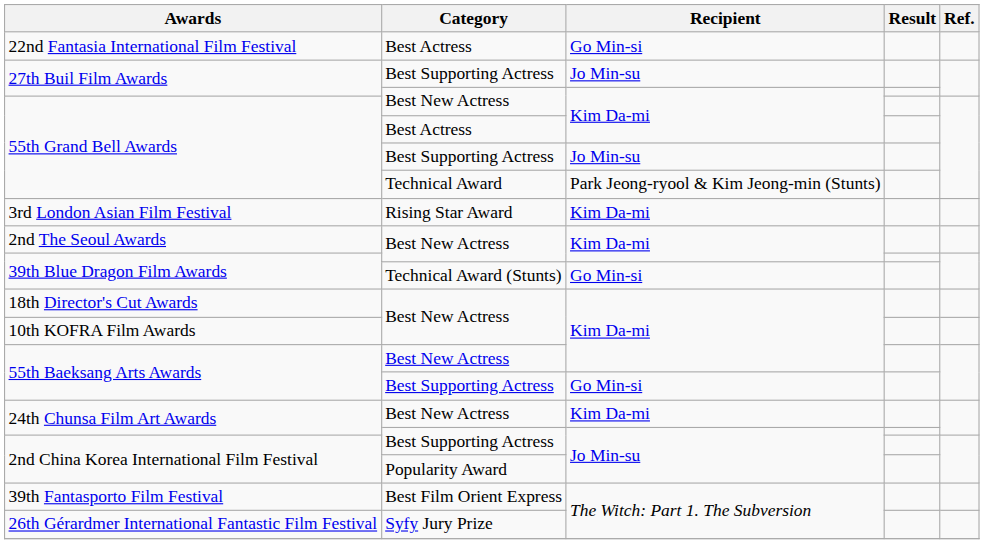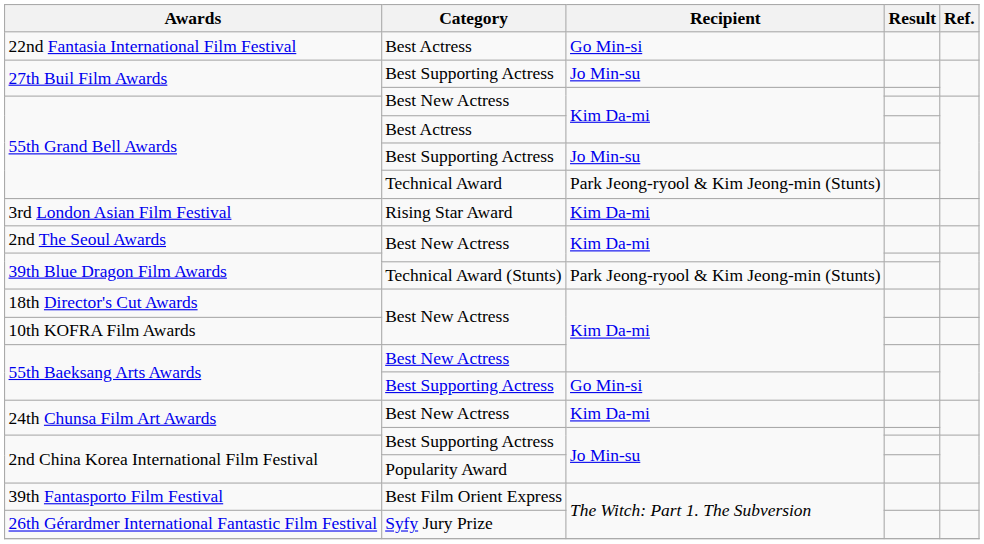(606, 275) Go Min-si -> (725, 275) Park Jeong-ryool & Kim Jeong-min (Stunts)
